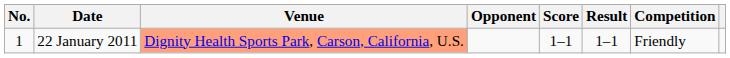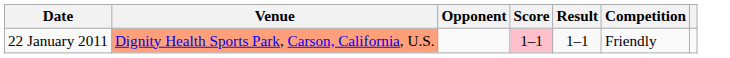- column: (19, 16)
(561, 40) no background -> (532, 40) pink background
